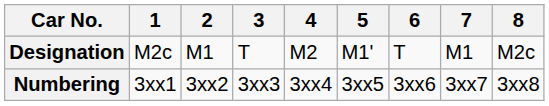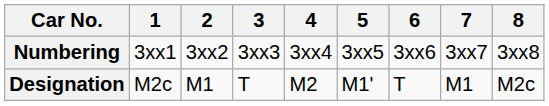rows swapped: (67, 52) <-> (67, 84)
